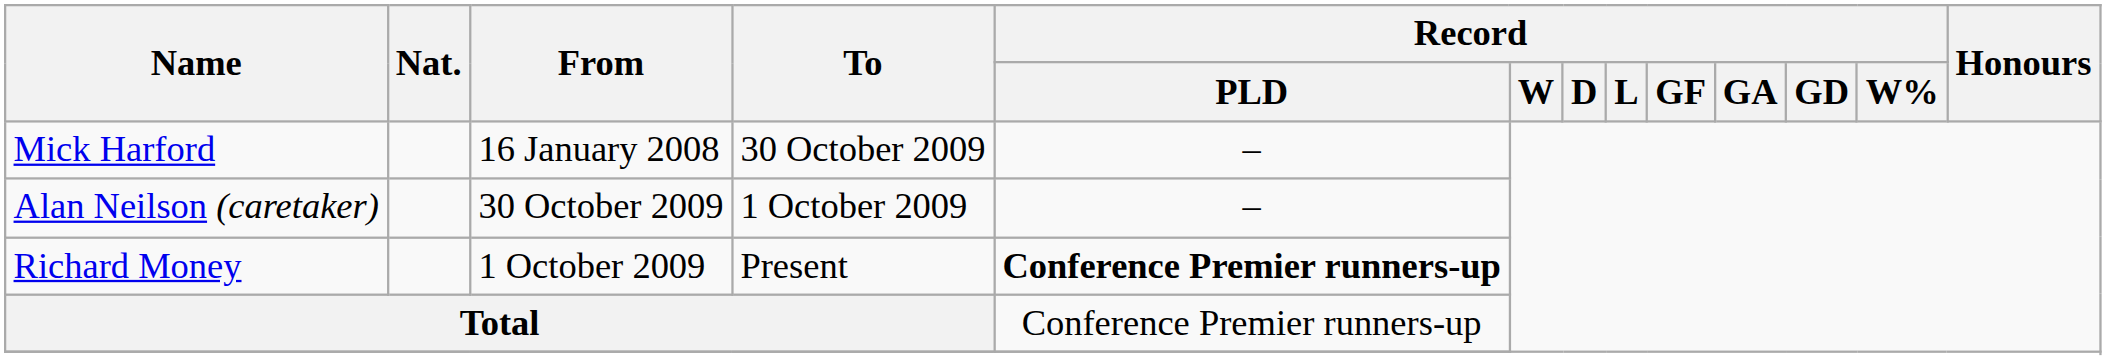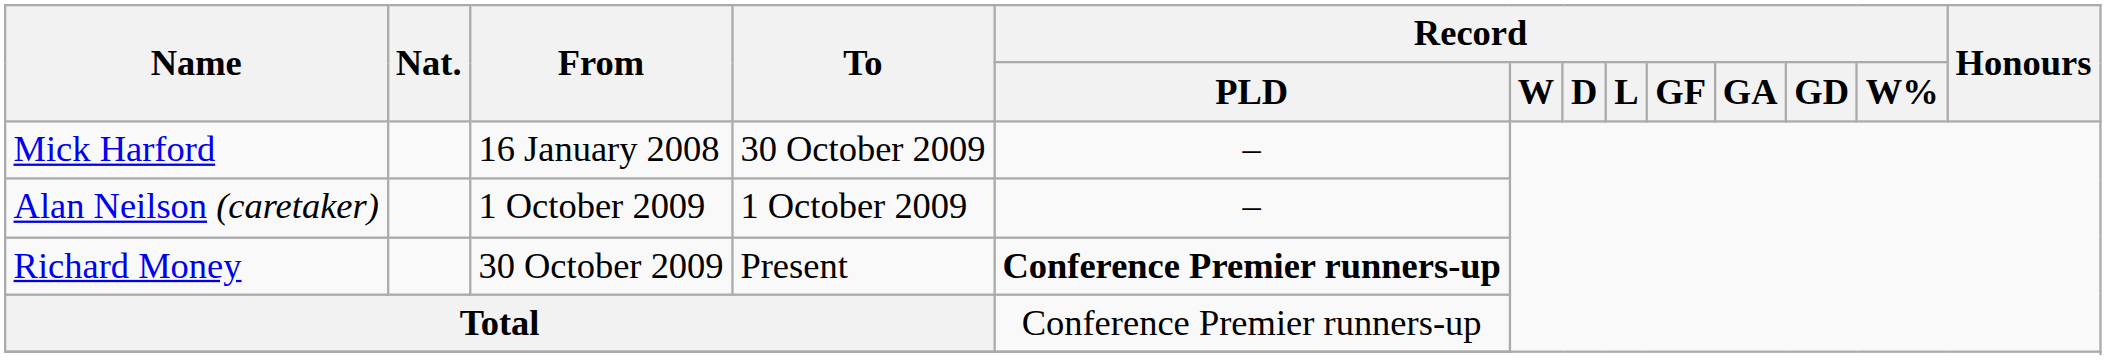(601, 206) 30 October 2009 -> (592, 206) 1 October 2009
(592, 264) 1 October 2009 -> (601, 264) 30 October 2009
